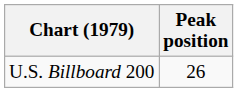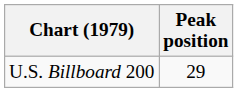(196, 71) 26 -> (196, 71) 29
